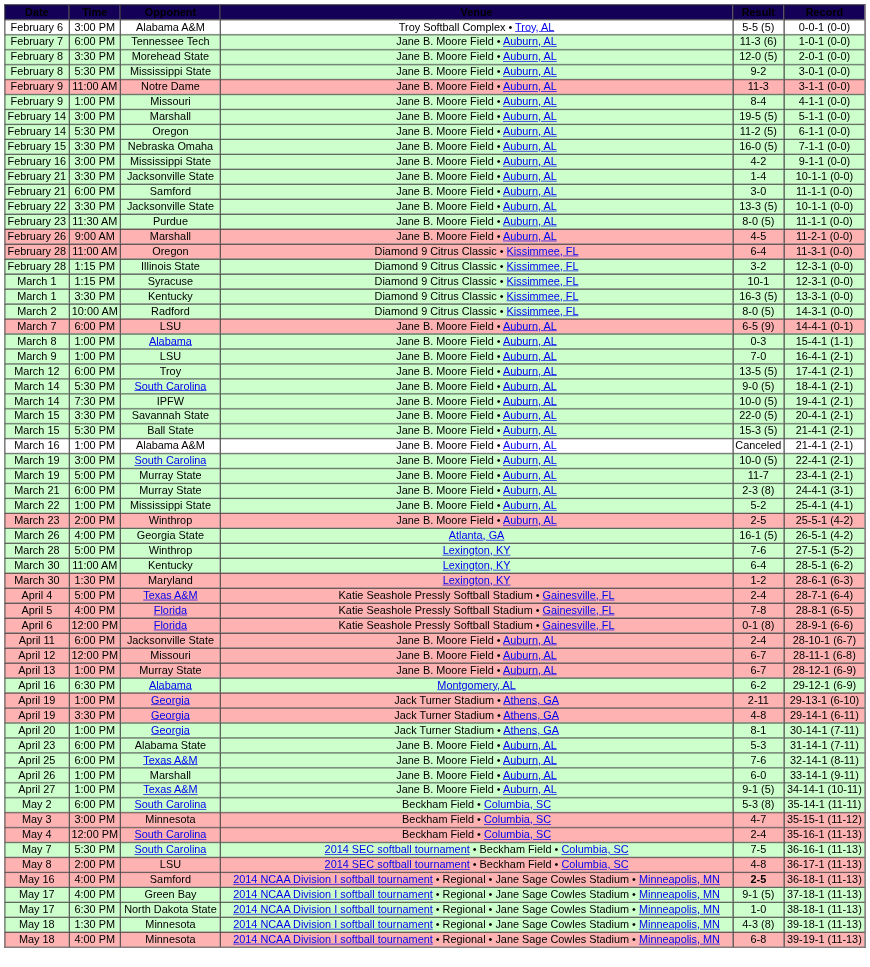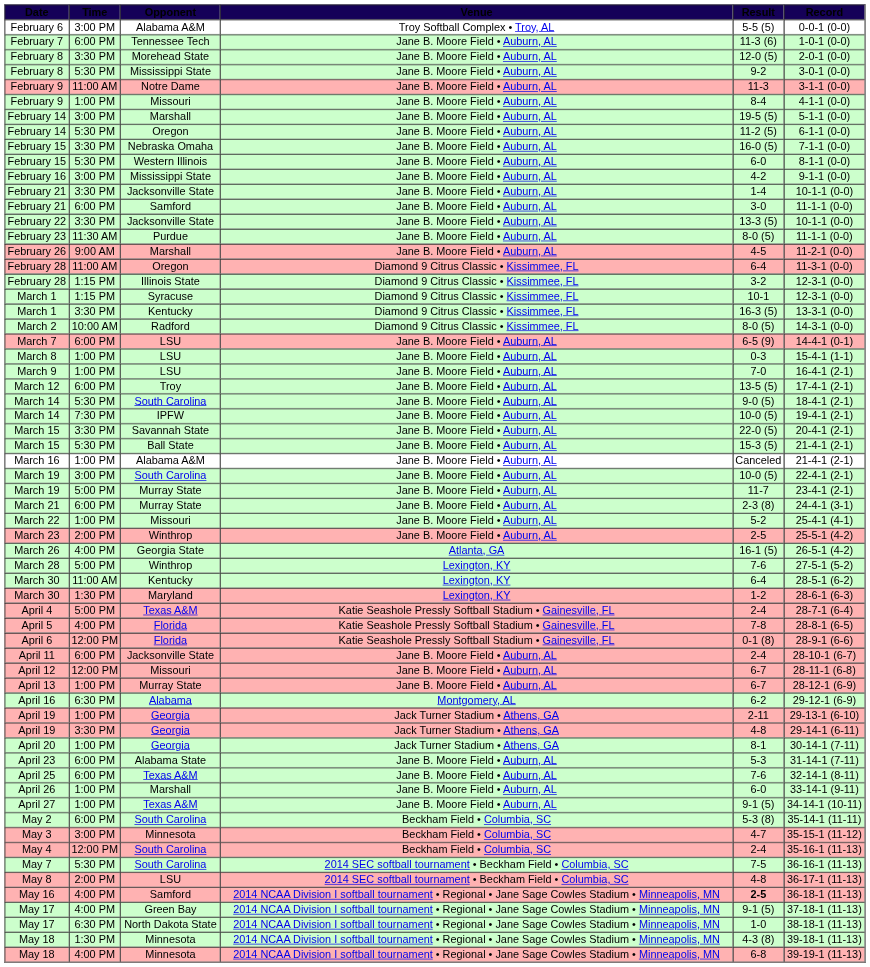+ row: (37, 161)
(170, 341) Alabama -> (170, 356) LSU
(170, 506) Mississippi State -> (170, 520) Missouri
